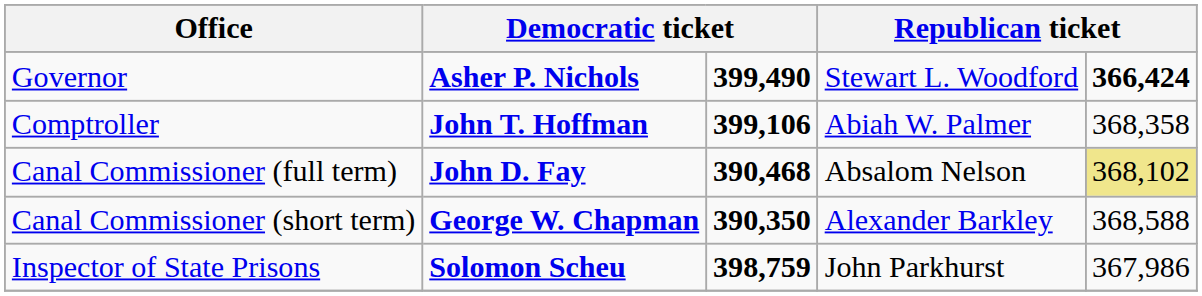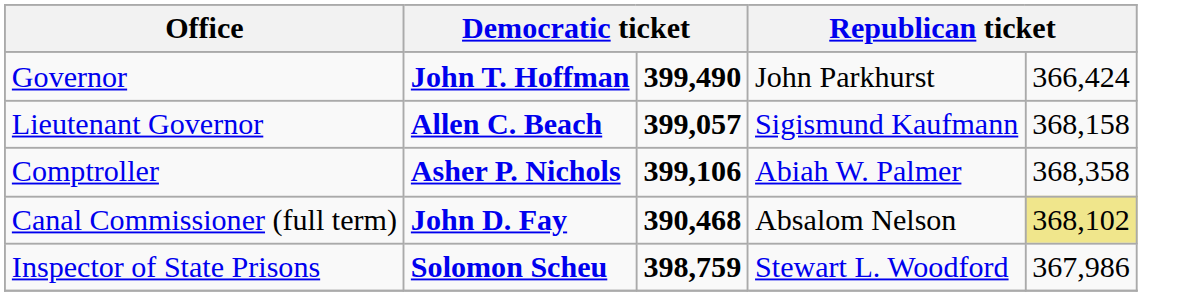(534, 76) Asher P. Nichols -> (520, 76) John T. Hoffman
(951, 76) Stewart L. Woodford -> (845, 76) John Parkhurst
(1141, 76) bold -> (1081, 76) normal
+ row: (138, 123)
(539, 123) John T. Hoffman -> (516, 171) Asher P. Nichols
- row: (214, 219)
(915, 266) John Parkhurst -> (882, 266) Stewart L. Woodford
